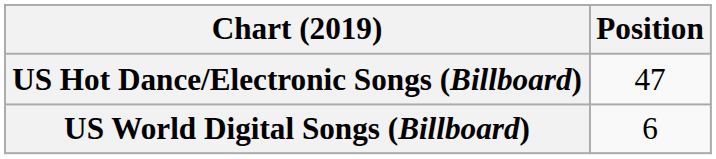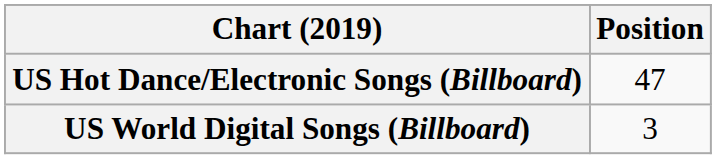(650, 128) 6 -> (650, 128) 3
